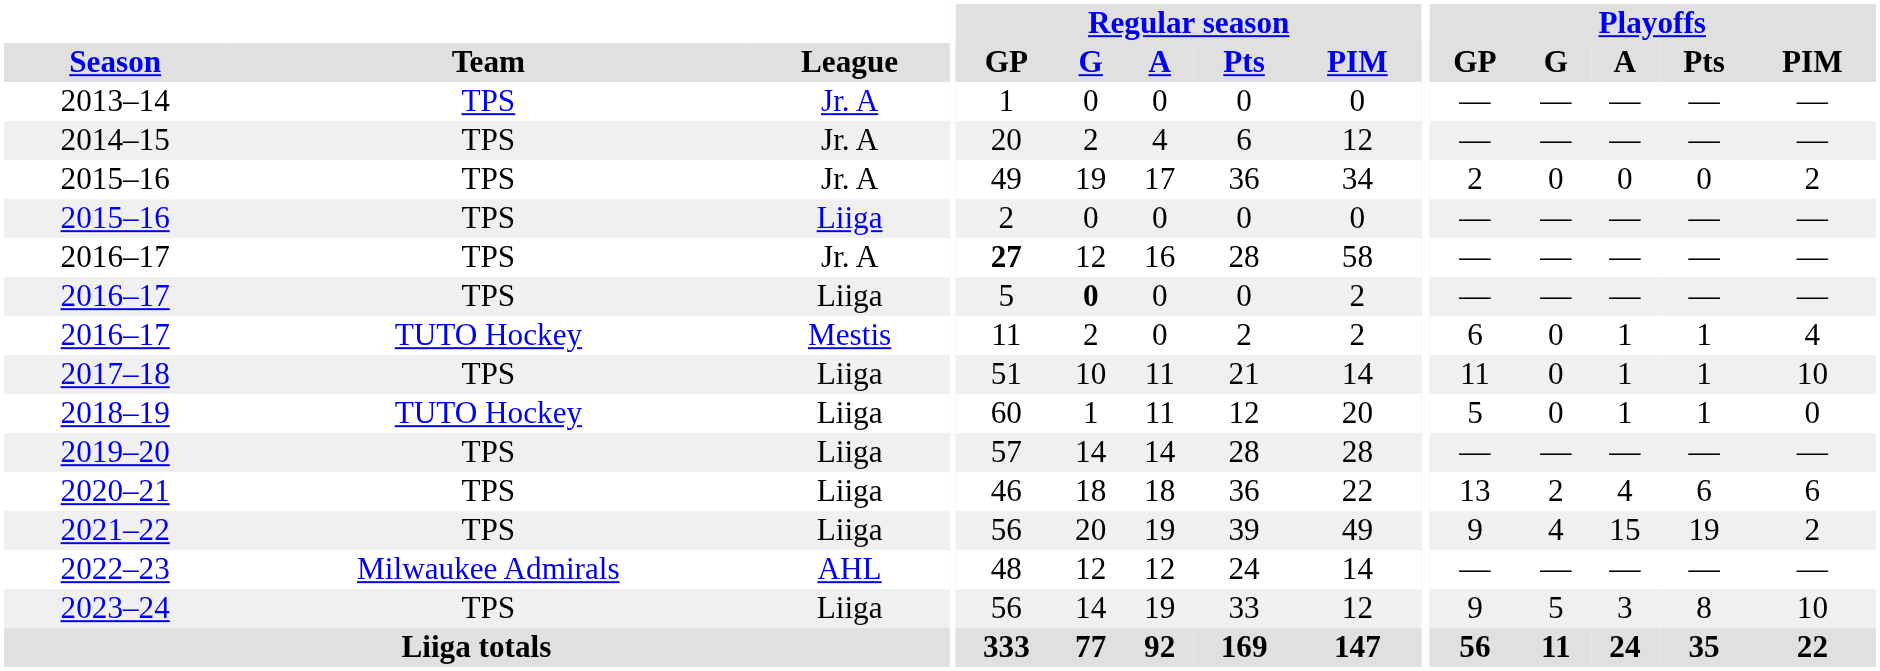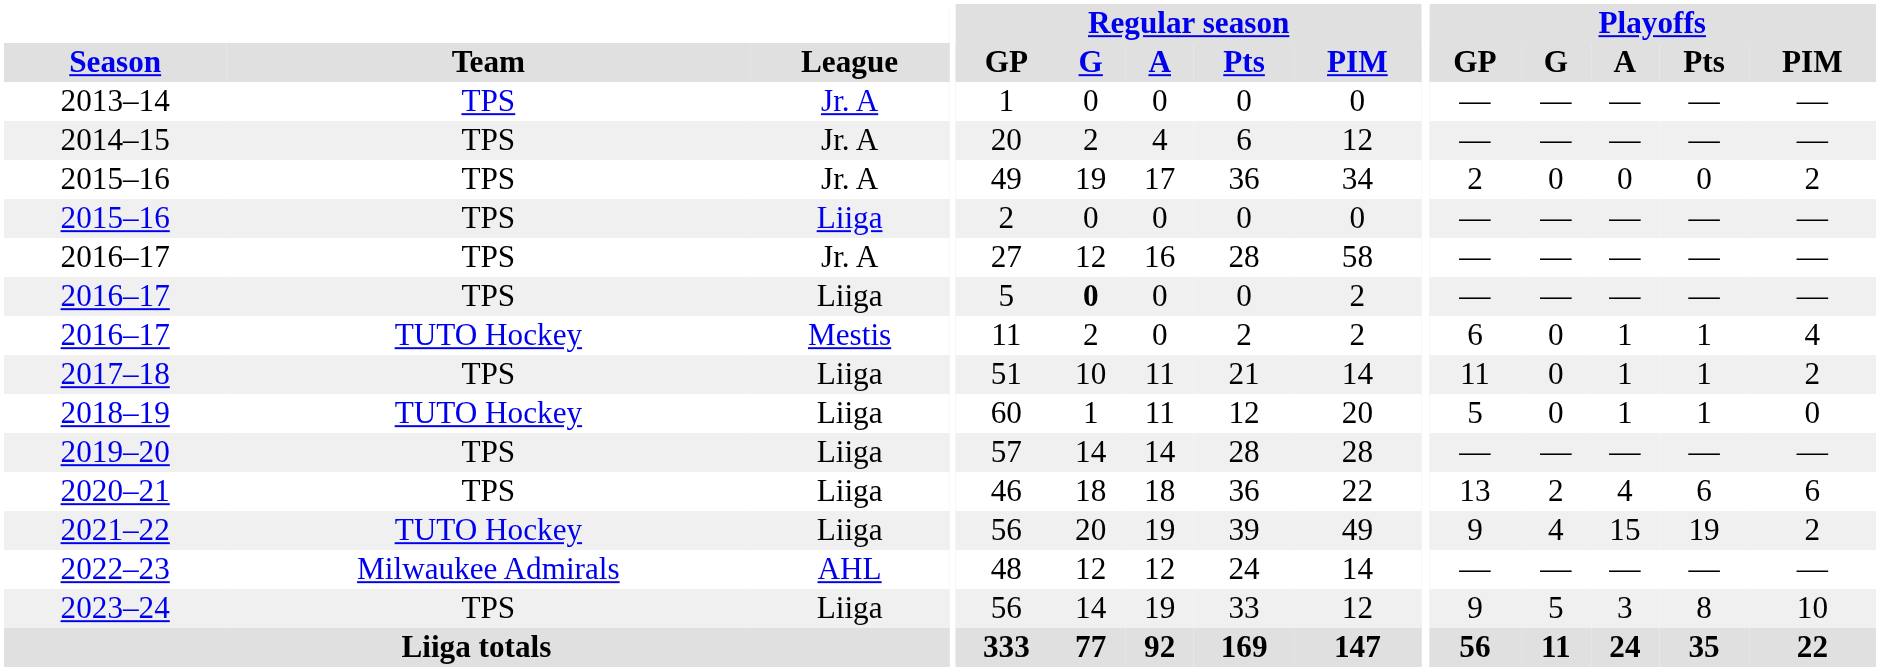(1006, 257) bold -> (1006, 257) normal
(1812, 374) 10 -> (1812, 374) 2
(488, 530) TPS -> (488, 530) TUTO Hockey
